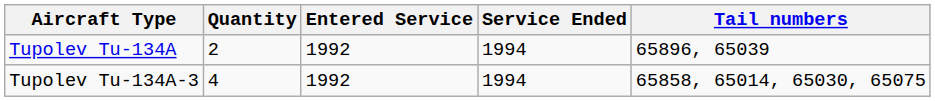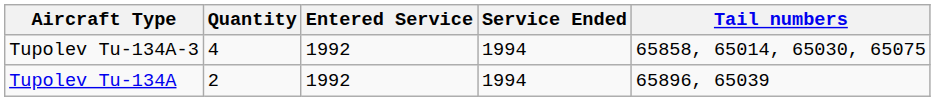rows swapped: (93, 50) <-> (104, 80)
